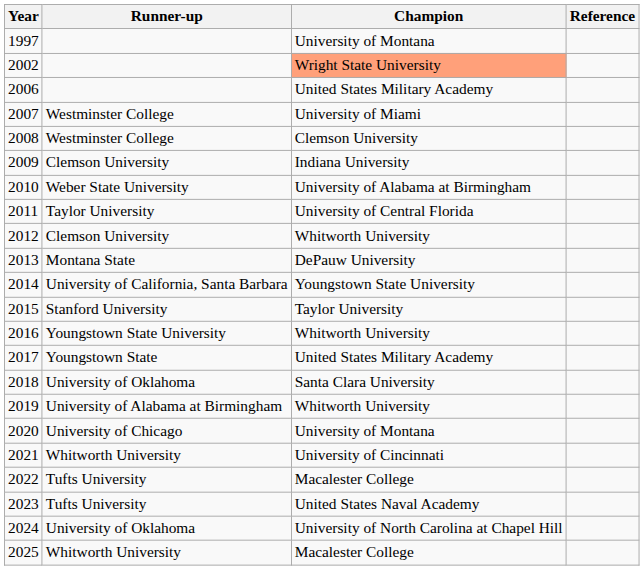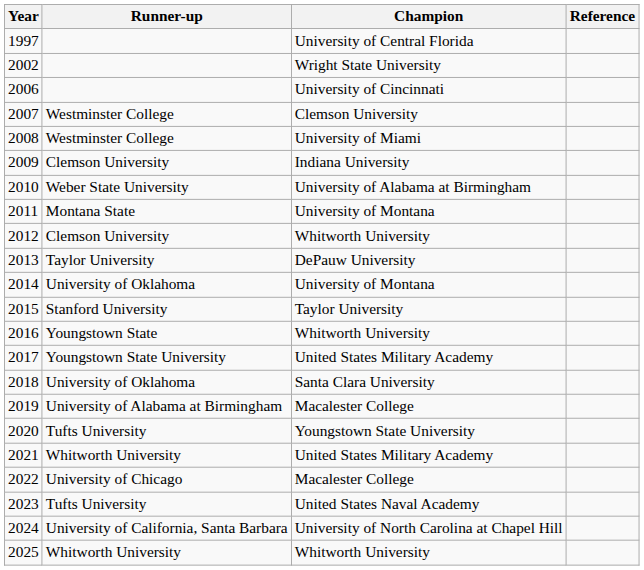(365, 41) University of Montana -> (384, 41) University of Central Florida
(368, 65) lightsalmon background -> (368, 65) no background
(394, 89) United States Military Academy -> (369, 89) University of Cincinnati
(358, 114) University of Miami -> (356, 114) Clemson University
(356, 138) Clemson University -> (358, 138) University of Miami
(100, 211) Taylor University -> (90, 211) Montana State
(384, 211) University of Central Florida -> (365, 211) University of Montana
(90, 260) Montana State -> (100, 260) Taylor University
(167, 284) University of California, Santa Barbara -> (120, 284) University of Oklahoma
(385, 284) Youngstown State University -> (365, 284) University of Montana
(136, 333) Youngstown State University -> (102, 333) Youngstown State
(102, 357) Youngstown State -> (136, 357) Youngstown State University
(362, 406) Whitworth University -> (354, 406) Macalester College
(114, 430) University of Chicago -> (96, 430) Tufts University
(365, 430) University of Montana -> (385, 430) Youngstown State University
(369, 455) University of Cincinnati -> (394, 455) United States Military Academy
(96, 479) Tufts University -> (114, 479) University of Chicago
(120, 528) University of Oklahoma -> (167, 528) University of California, Santa Barbara
(354, 552) Macalester College -> (362, 552) Whitworth University
